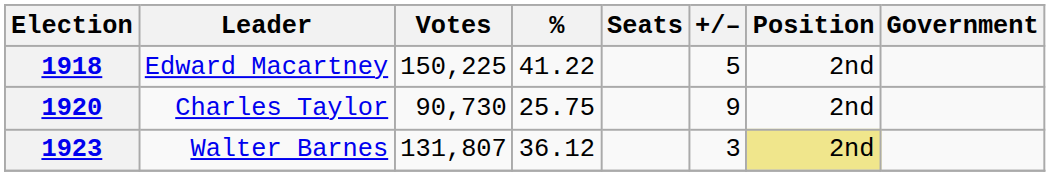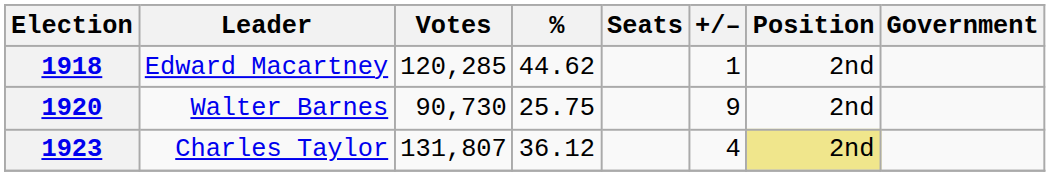(454, 67) 150,225 -> (454, 67) 120,285
(557, 67) 41.22 -> (557, 67) 44.62
(733, 67) 5 -> (733, 67) 1
(282, 108) Charles Taylor -> (289, 108) Walter Barnes
(289, 150) Walter Barnes -> (282, 150) Charles Taylor
(733, 150) 3 -> (733, 150) 4
